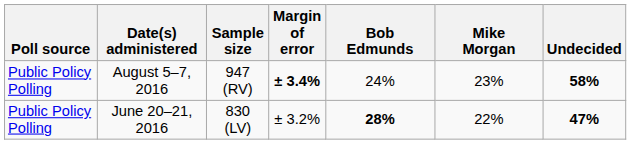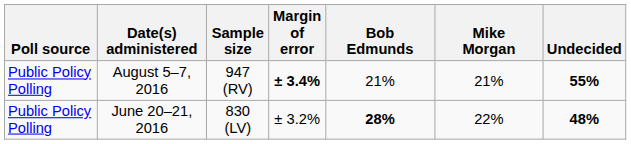(380, 81) 24% -> (380, 81) 21%
(489, 81) 23% -> (489, 81) 21%
(584, 81) 58% -> (584, 81) 55%
(584, 120) 47% -> (584, 120) 48%
